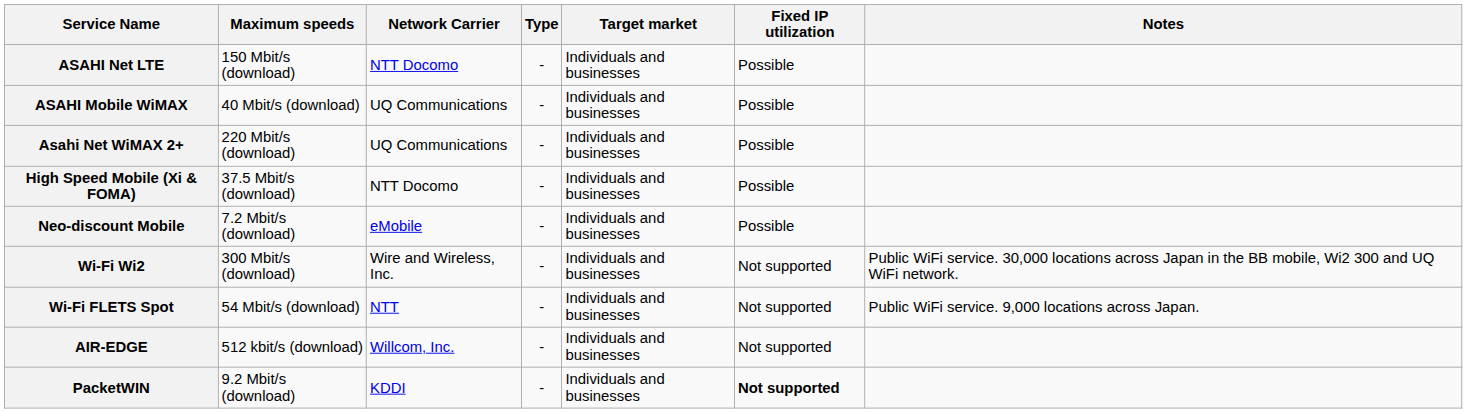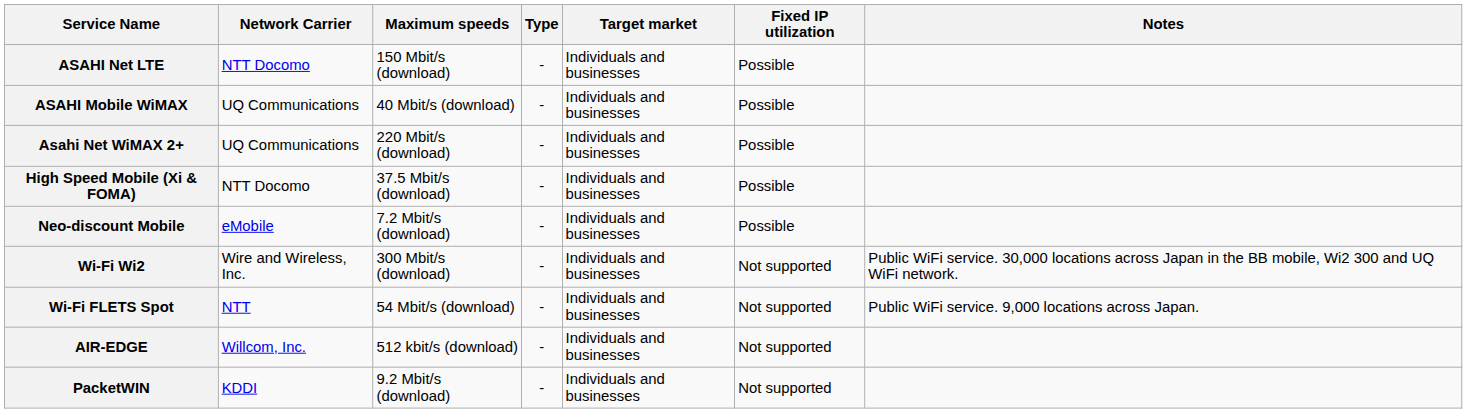columns swapped: (444, 24) <-> (292, 24)
(789, 387) bold -> (785, 387) normal
